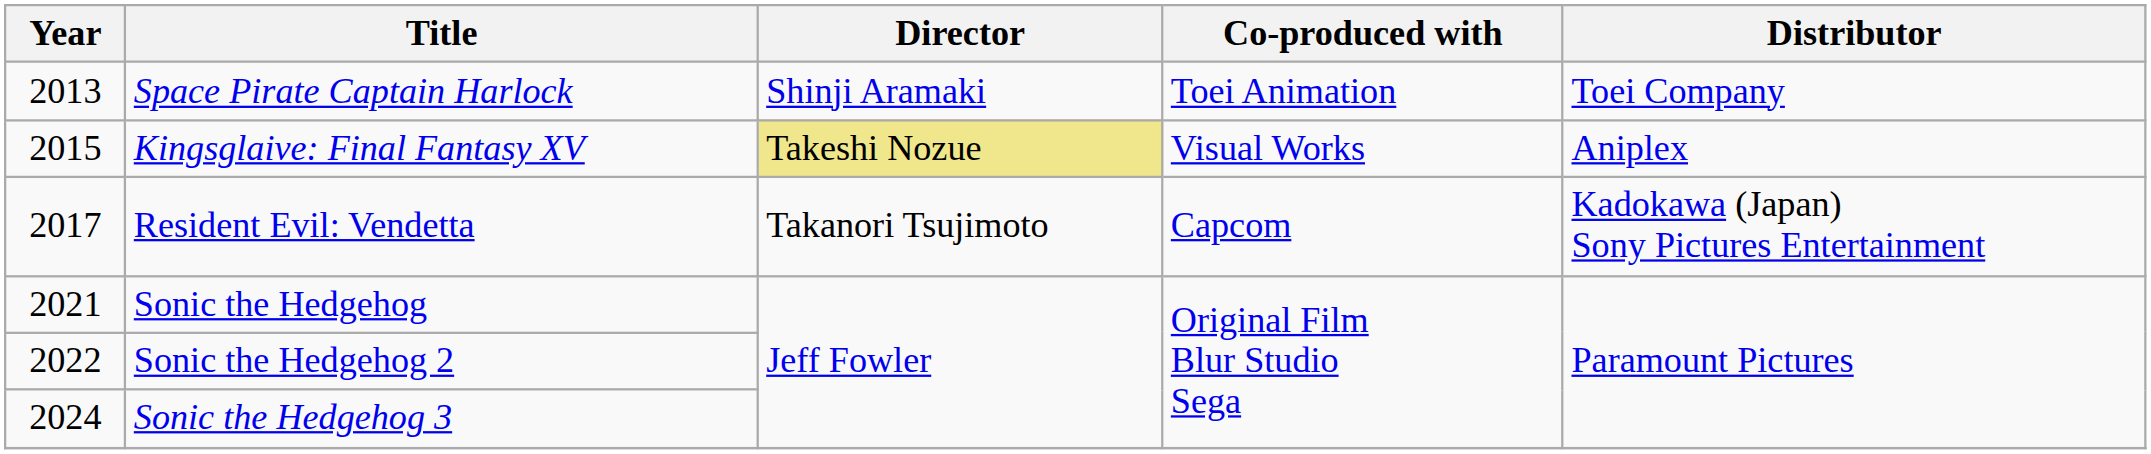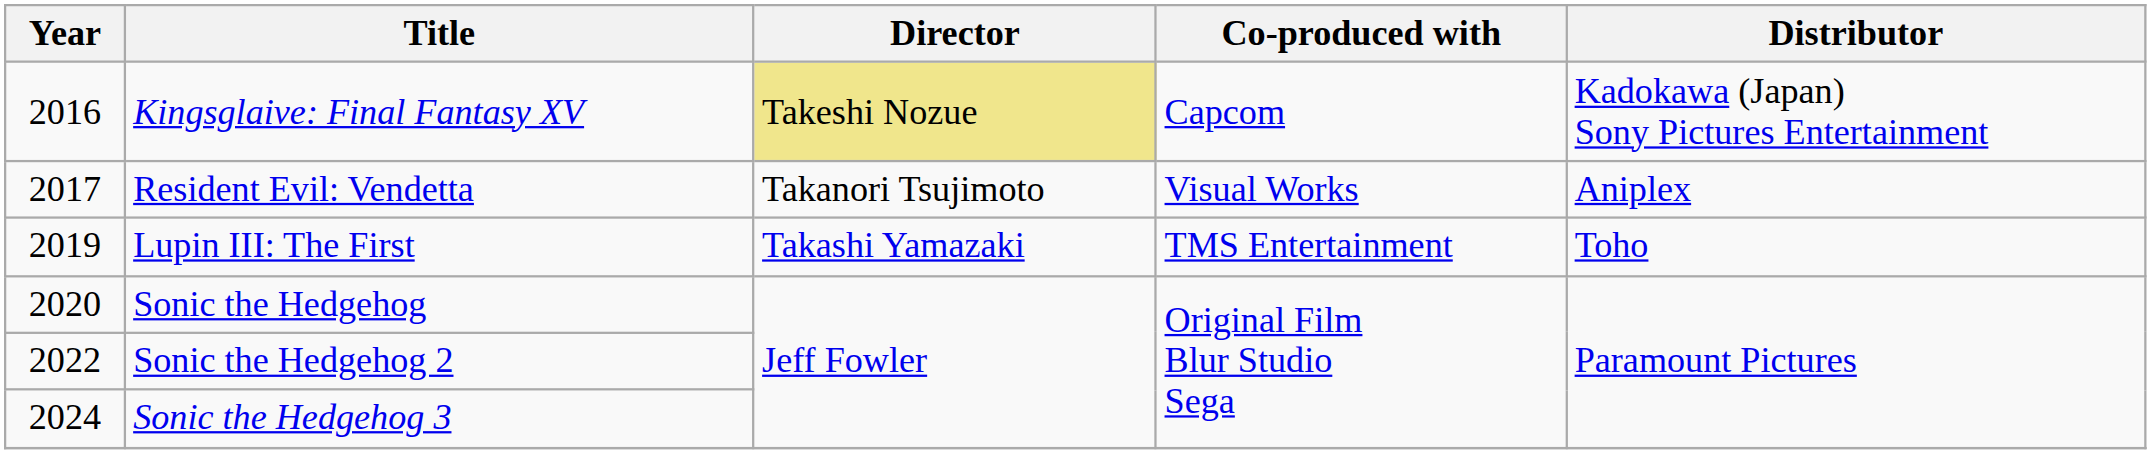- row: (353, 90)
(65, 147) 2015 -> (65, 110) 2016
(1268, 147) Visual Works -> (1225, 110) Capcom
(1630, 147) Aniplex -> (1782, 110) Kadokawa (Japan) Sony Pictures Entertainment
(1231, 225) Capcom -> (1262, 188) Visual Works
(1778, 225) Kadokawa (Japan) Sony Pictures Entertainment -> (1633, 188) Aniplex
+ row: (274, 245)
(65, 303) 2021 -> (65, 303) 2020
